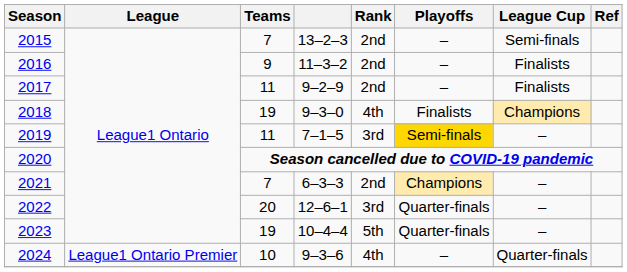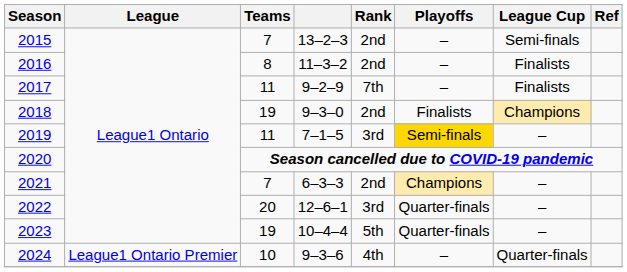(267, 64) 9 -> (267, 64) 8
(373, 87) 2nd -> (373, 87) 7th
(373, 111) 4th -> (373, 111) 2nd
